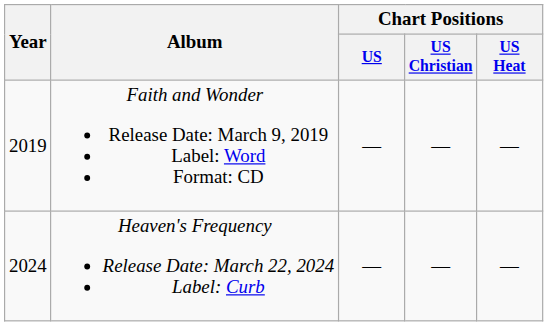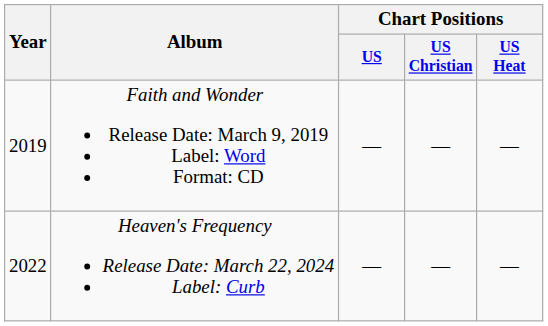(28, 266) 2024 -> (28, 266) 2022
